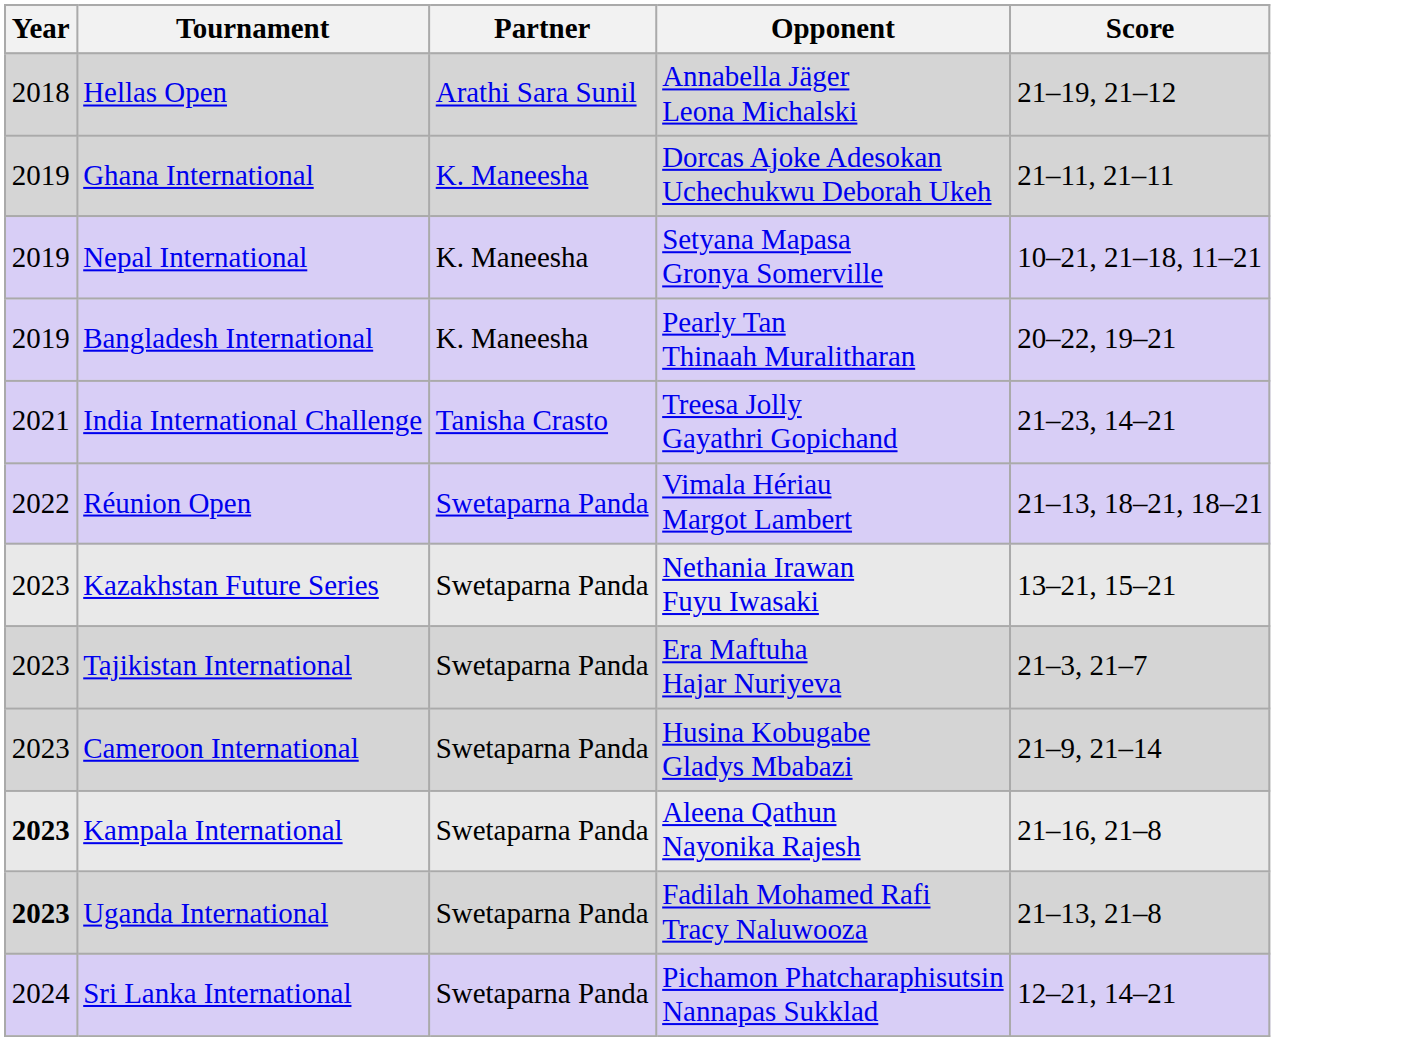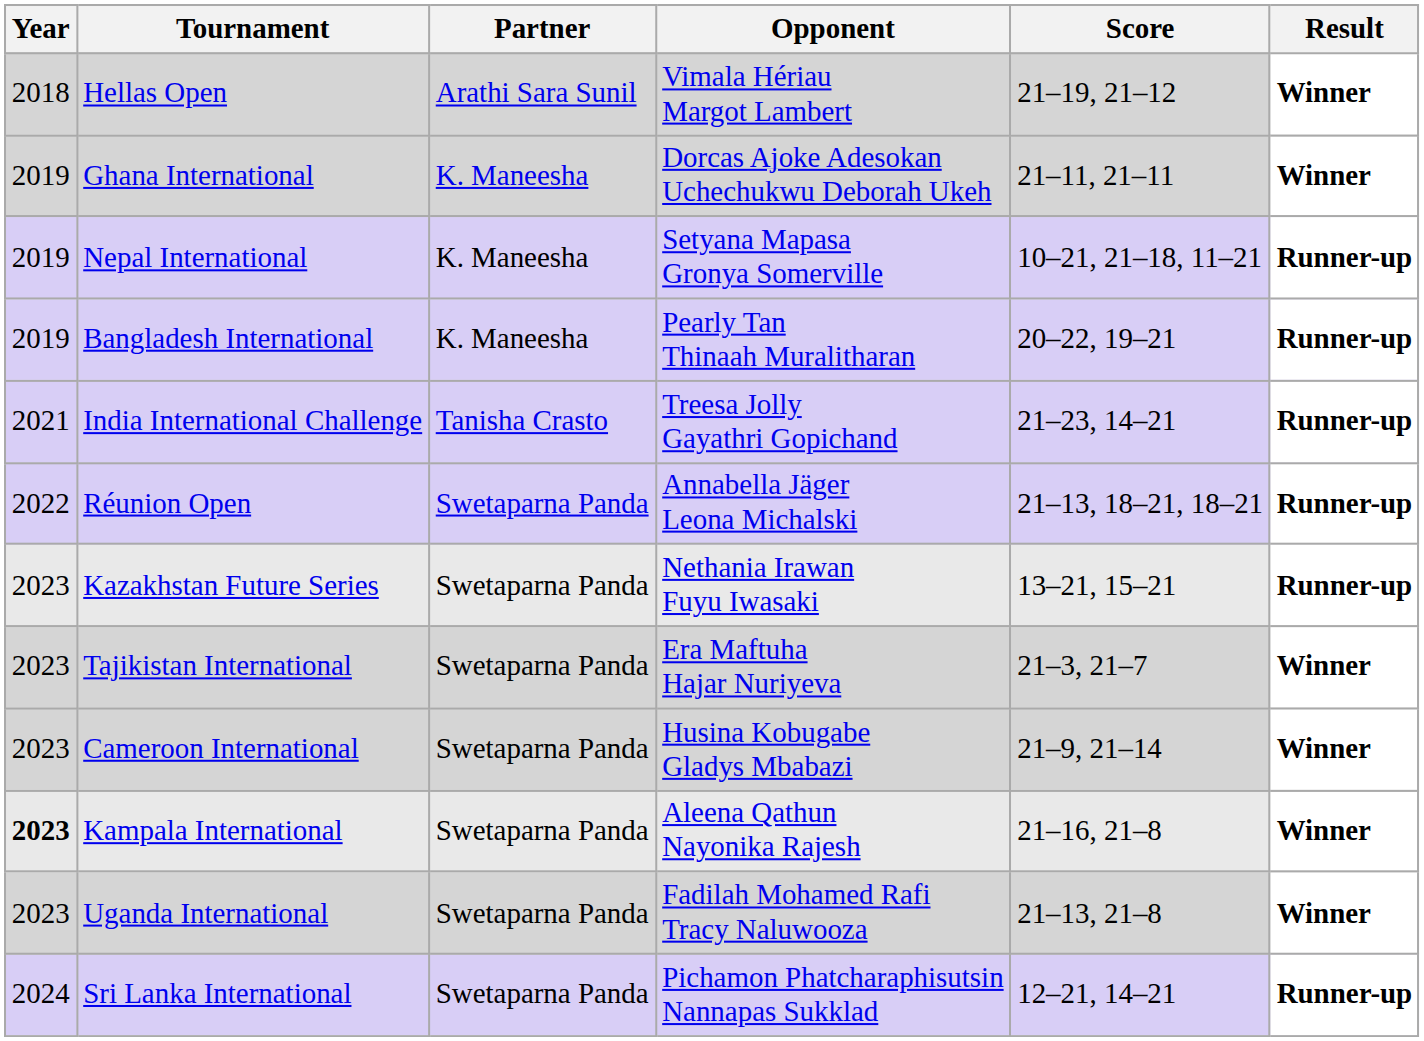+ column: (1344, 28)
(760, 93) Annabella Jäger Leona Michalski -> (757, 93) Vimala Hériau Margot Lambert
(757, 503) Vimala Hériau Margot Lambert -> (760, 503) Annabella Jäger Leona Michalski
(41, 912) bold -> (41, 912) normal
